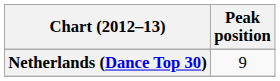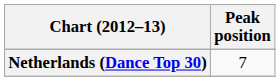(243, 62) 9 -> (243, 62) 7
